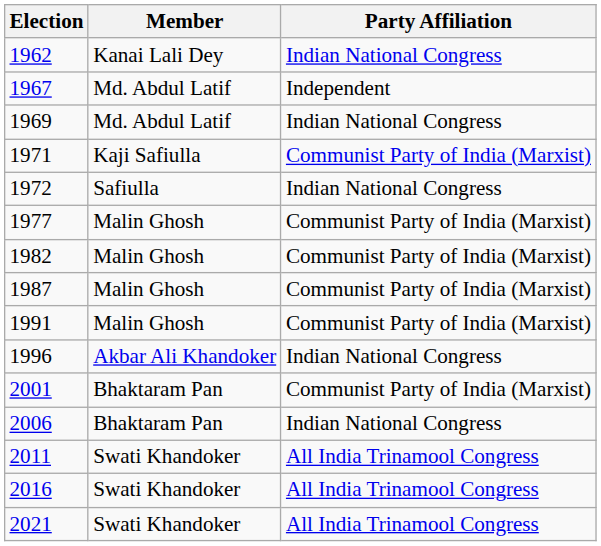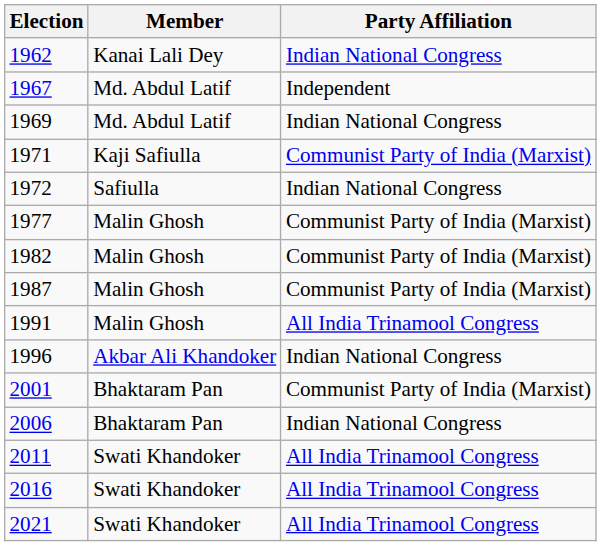(438, 322) Communist Party of India (Marxist) -> (412, 322) All India Trinamool Congress
